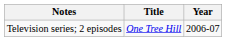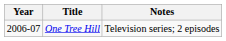columns swapped: (203, 12) <-> (64, 12)
